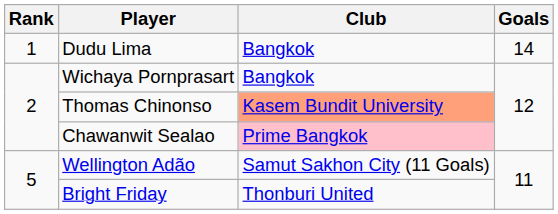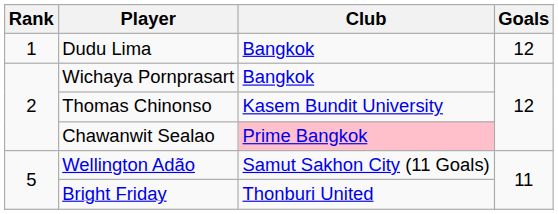(524, 48) 14 -> (524, 48) 12
(343, 106) lightsalmon background -> (343, 106) no background
